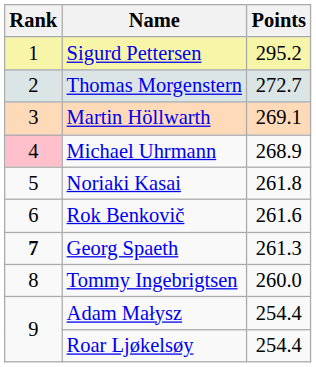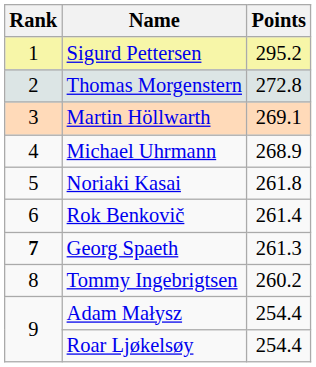(279, 85) 272.7 -> (279, 85) 272.8
(33, 150) pink background -> (33, 150) no background
(279, 215) 261.6 -> (279, 215) 261.4
(279, 280) 260.0 -> (279, 280) 260.2
